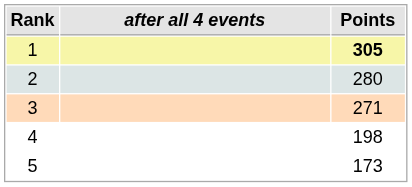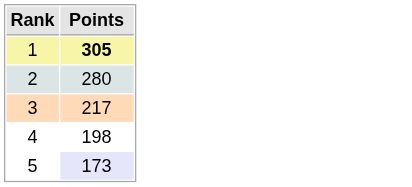- column: (195, 20)
(368, 108) 271 -> (97, 108) 217
(368, 166) no background -> (97, 166) lavender background
